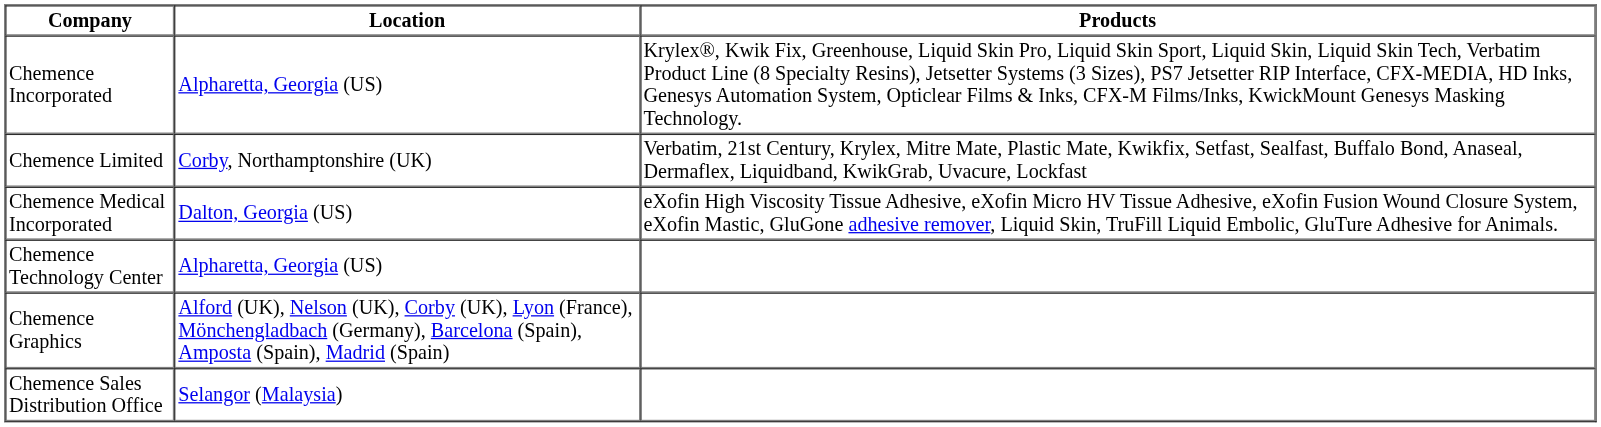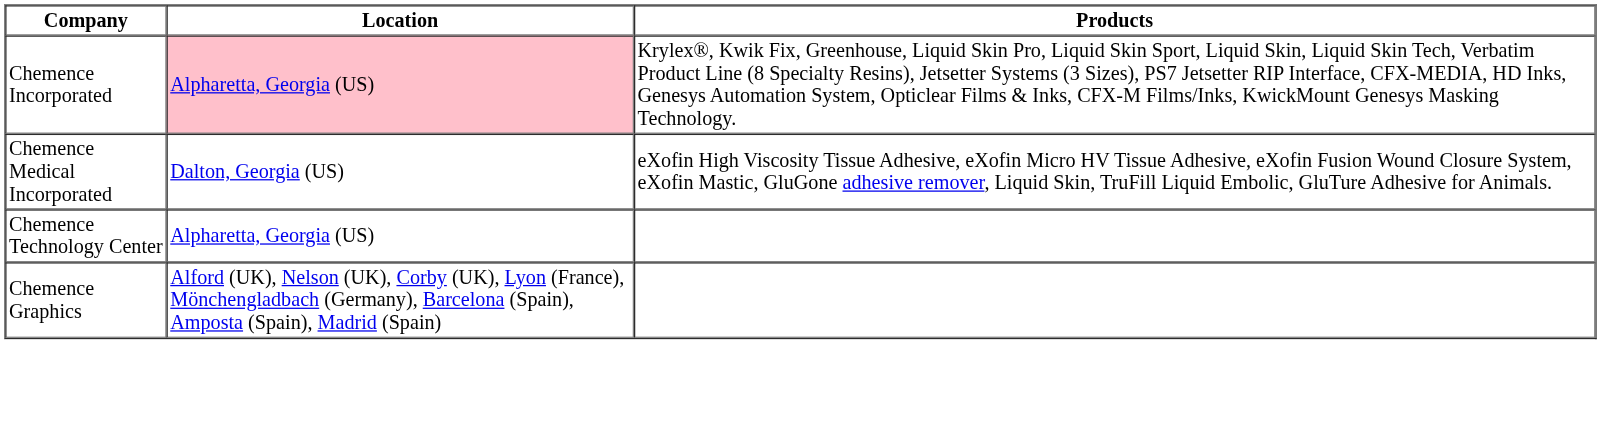(280, 84) no background -> (272, 84) pink background
- row: (86, 160)
- row: (86, 394)
